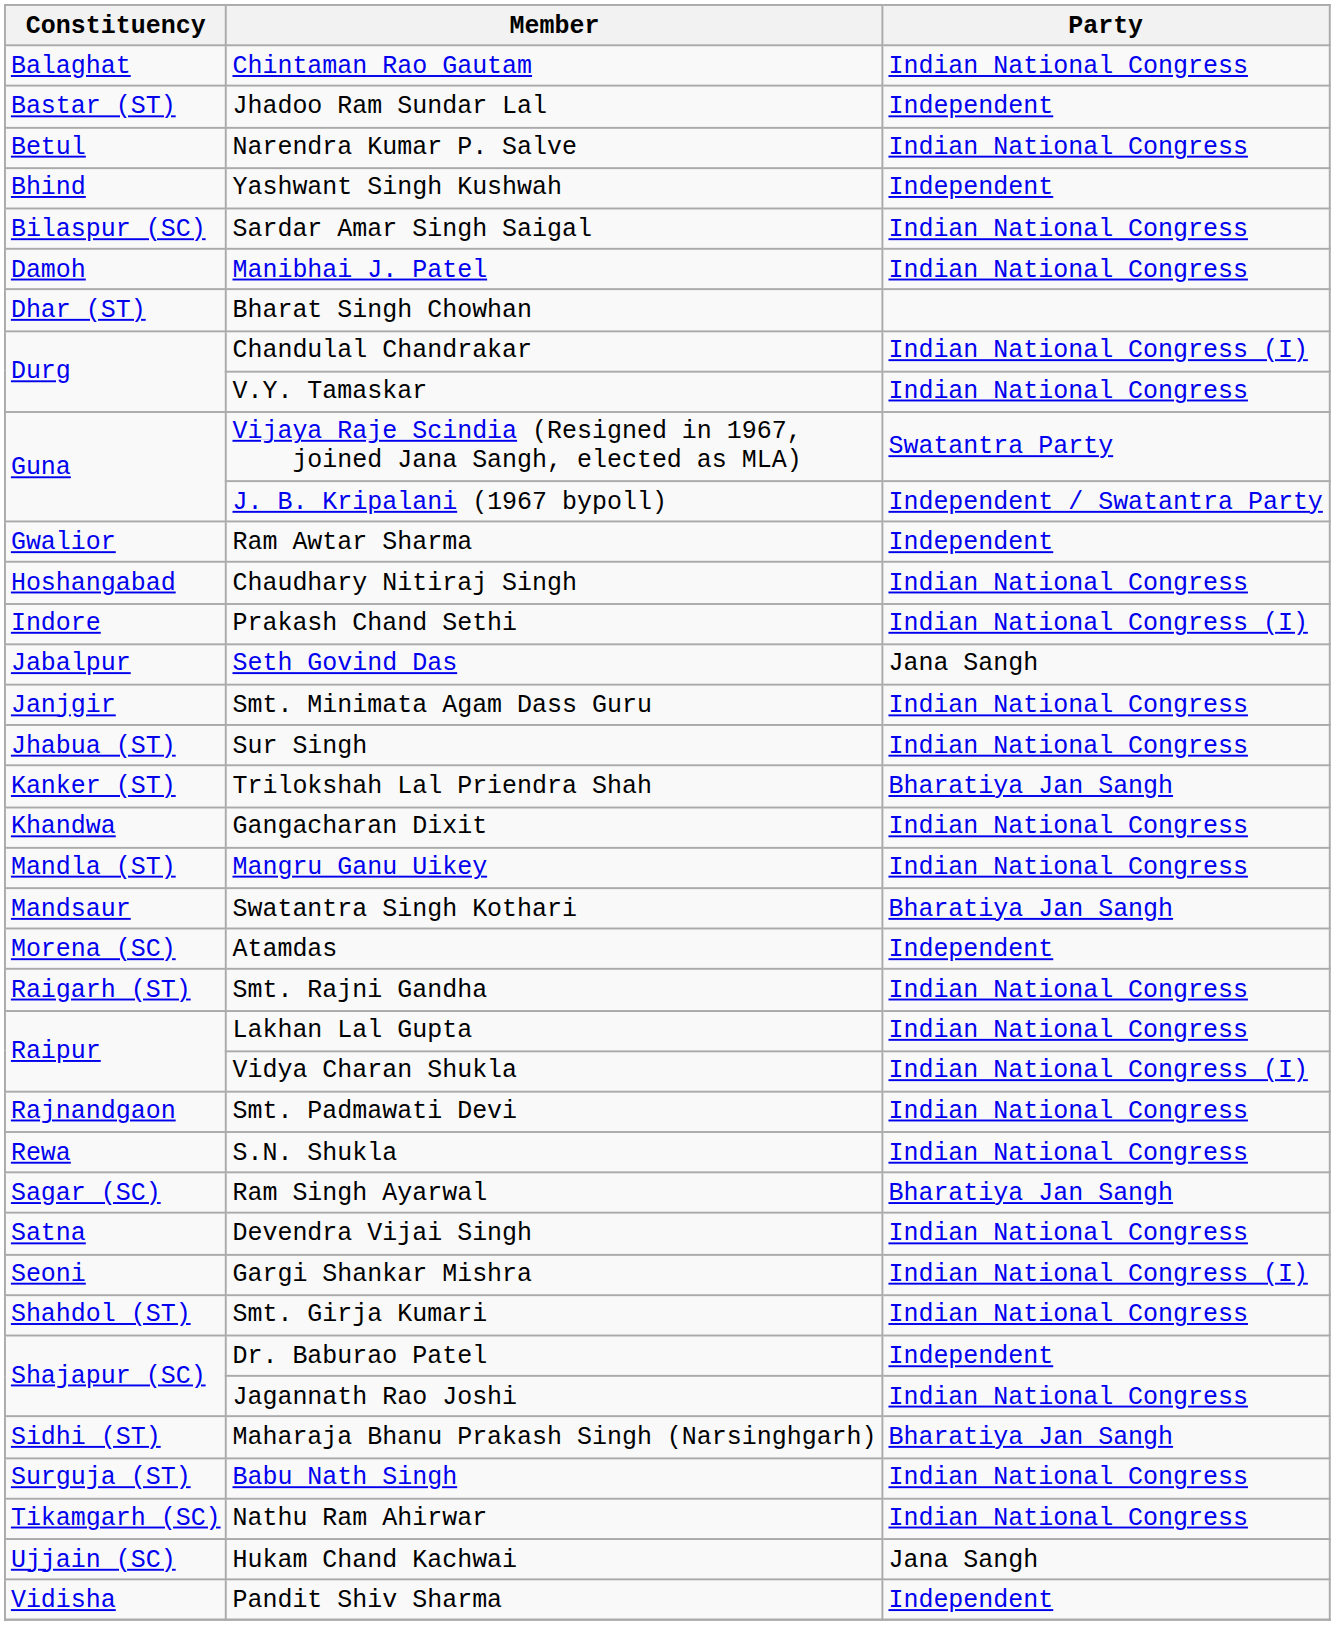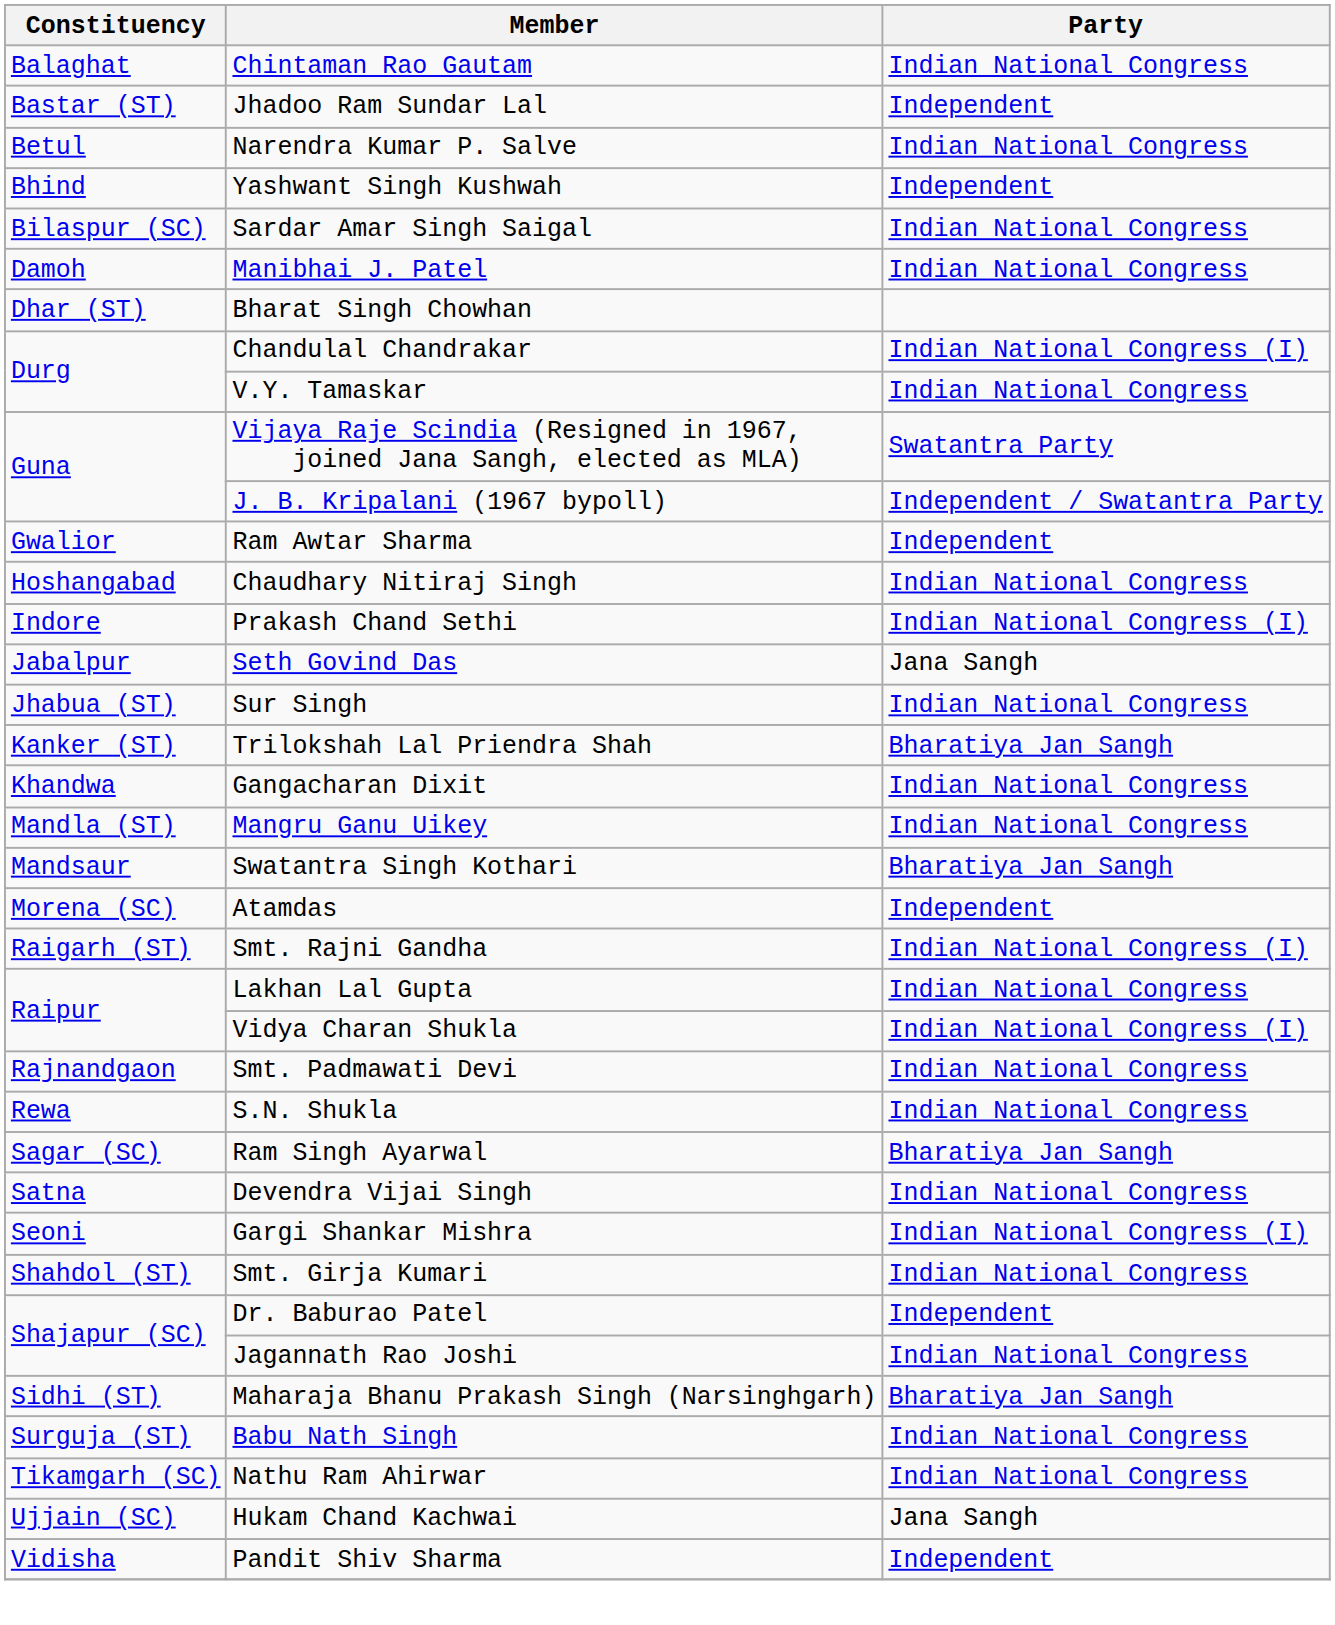- row: (442, 705)
(1068, 990) Indian National Congress -> (1098, 949) Indian National Congress (I)
